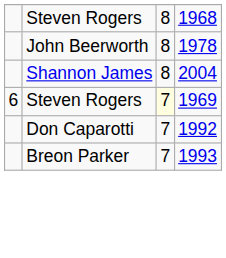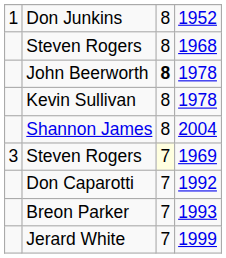+ row: (74, 18)
(165, 45) normal -> (165, 73) bold
+ row: (81, 101)
(13, 101) 6 -> (13, 156) 3
+ row: (76, 239)
